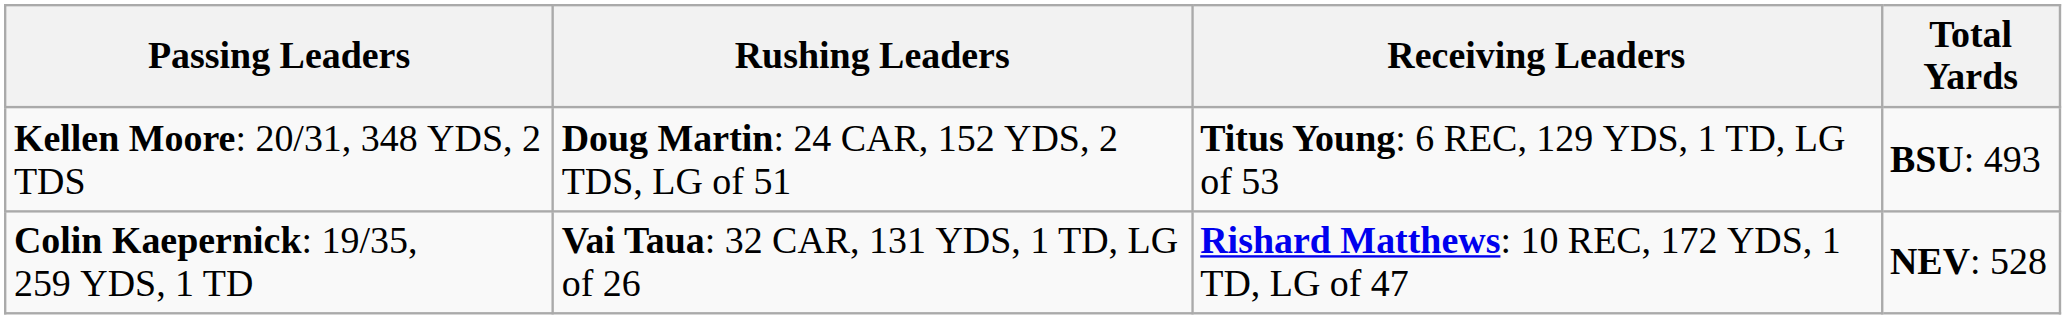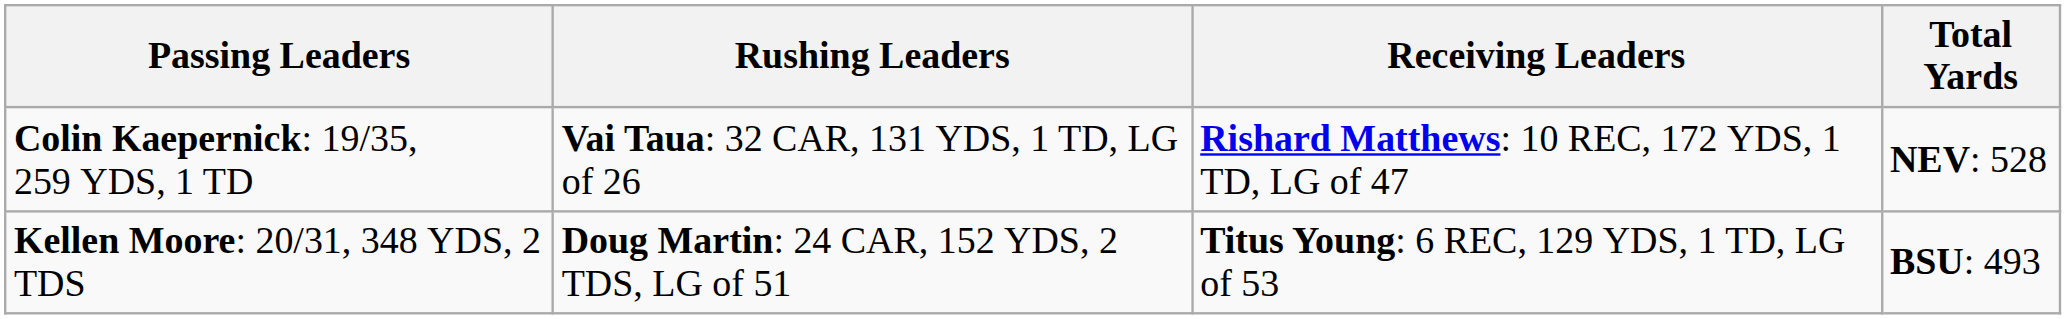rows swapped: (277, 158) <-> (216, 261)
